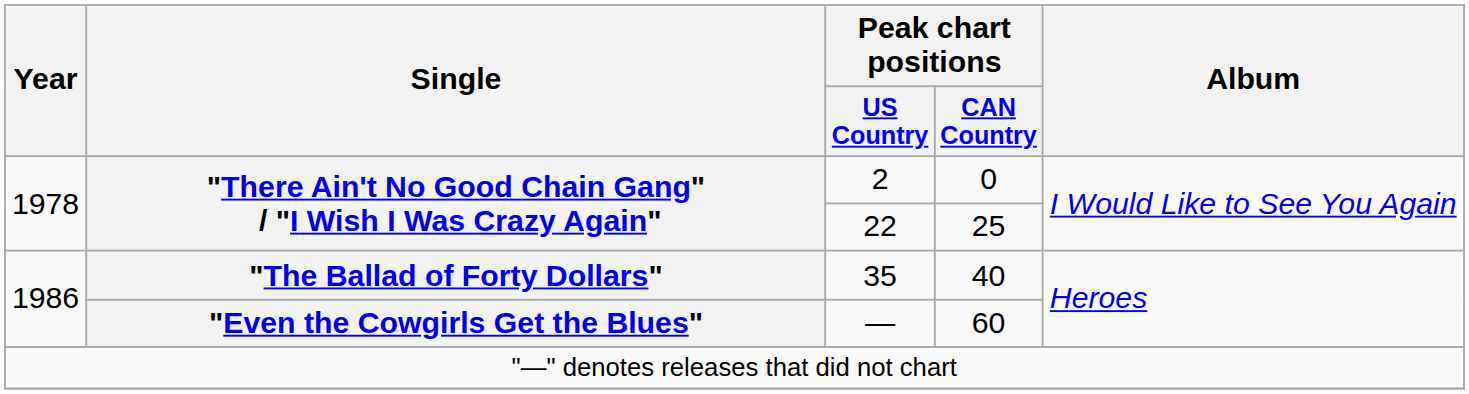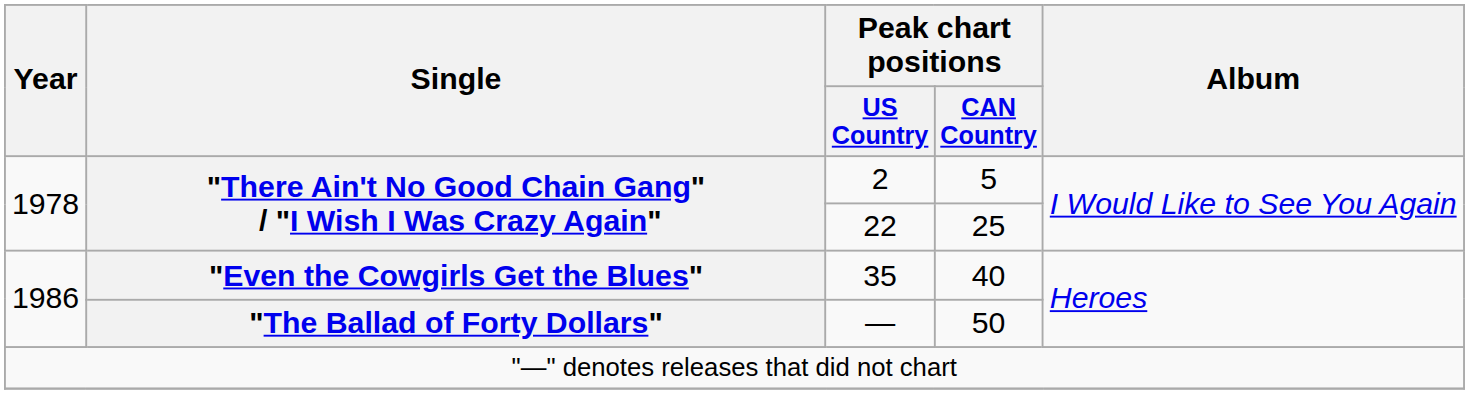(989, 179) 0 -> (989, 179) 5
(456, 275) "The Ballad of Forty Dollars" -> (456, 275) "Even the Cowgirls Get the Blues"
(456, 322) "Even the Cowgirls Get the Blues" -> (456, 322) "The Ballad of Forty Dollars"
(989, 322) 60 -> (989, 322) 50
